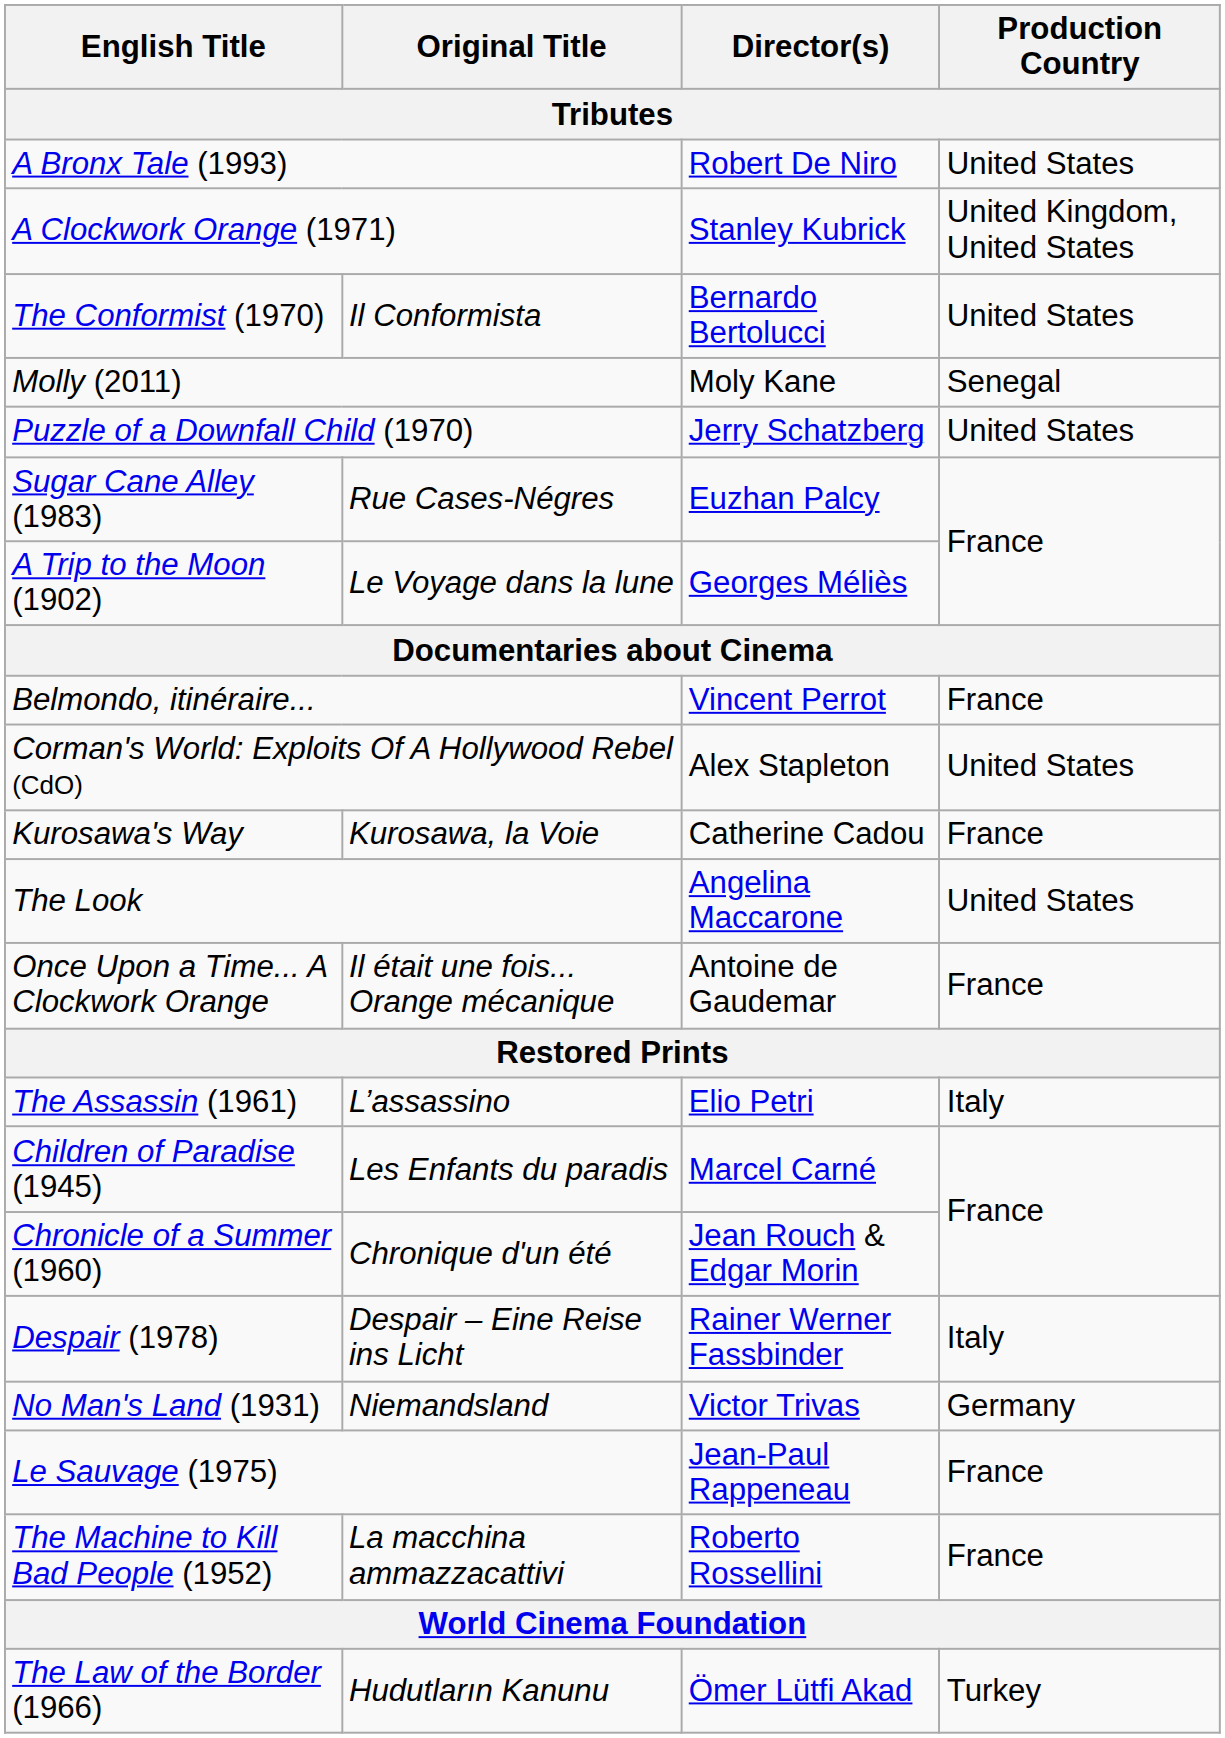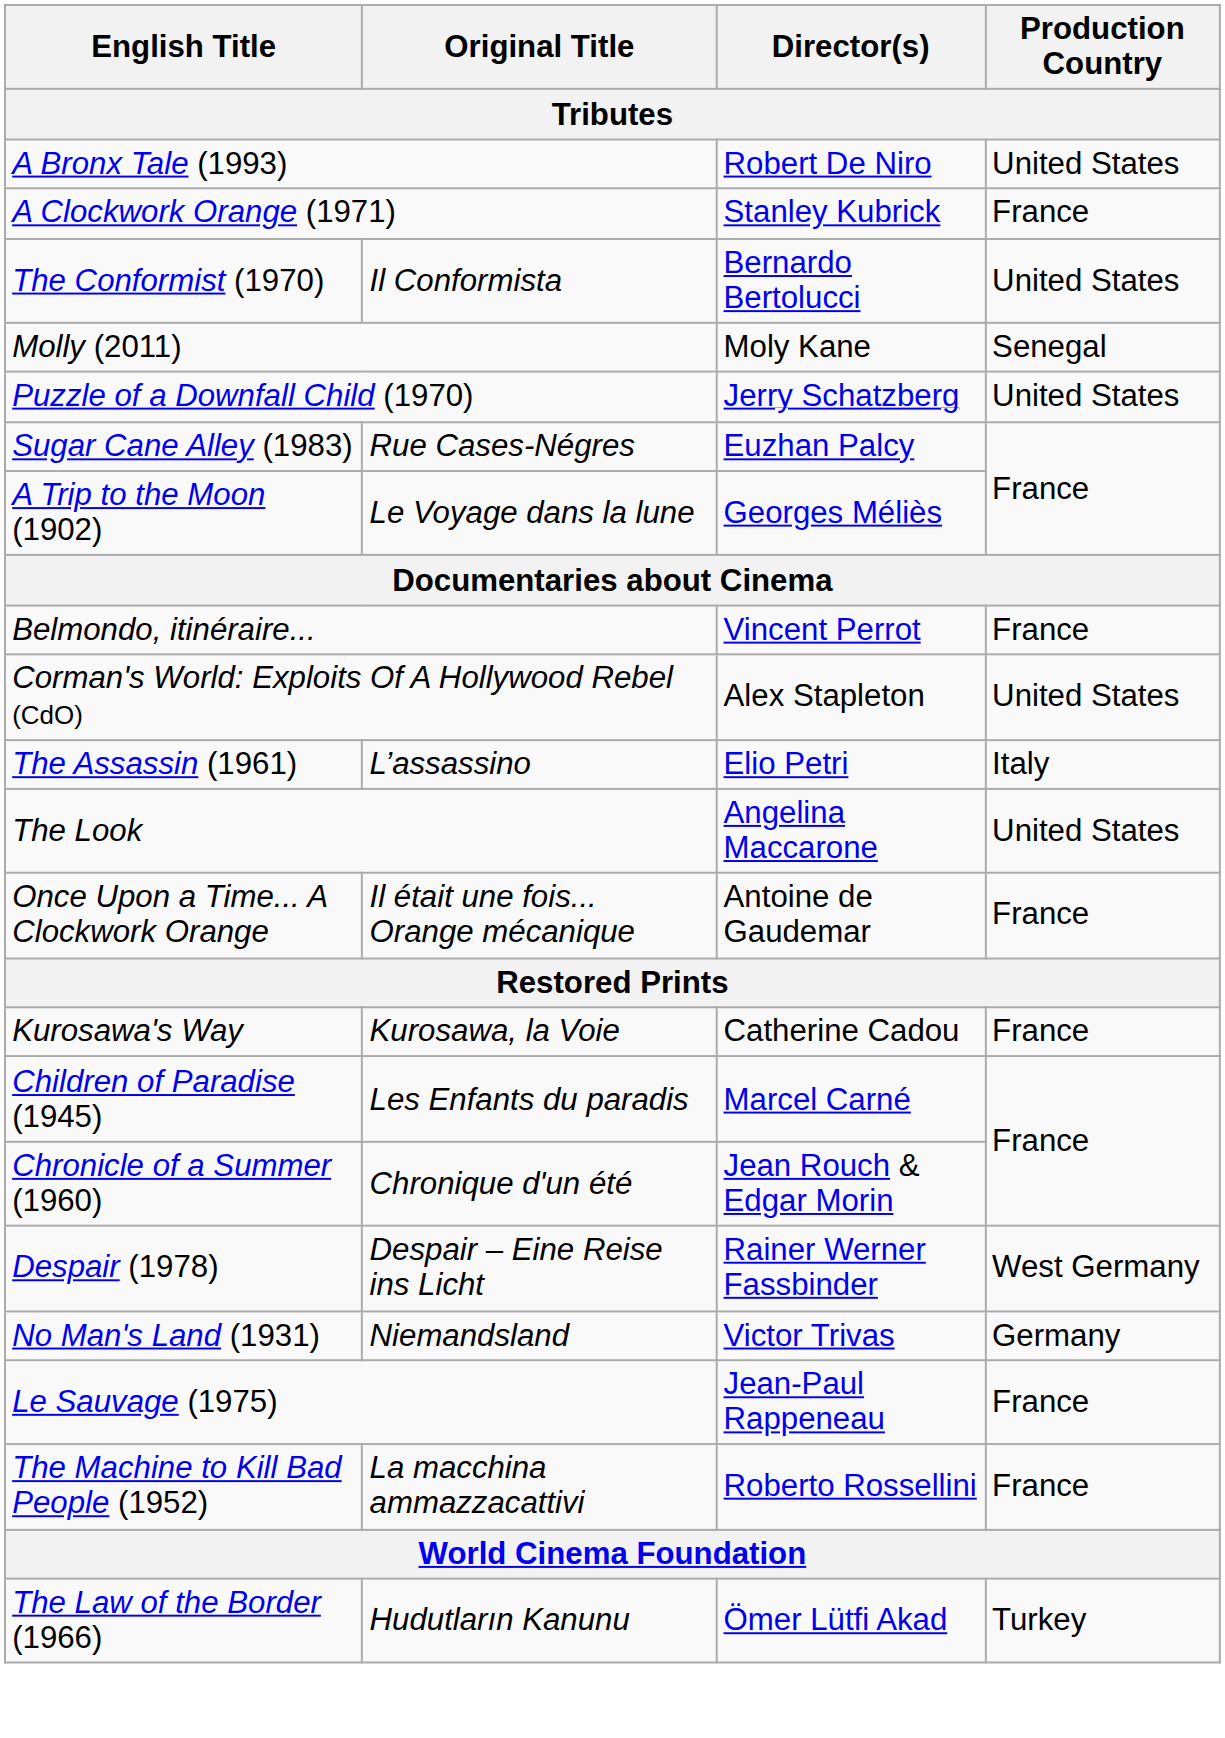(1062, 230) United Kingdom, United States -> (1041, 212) France
rows swapped: (128, 833) <-> (155, 1101)
(975, 1337) Italy -> (1096, 1267) West Germany
